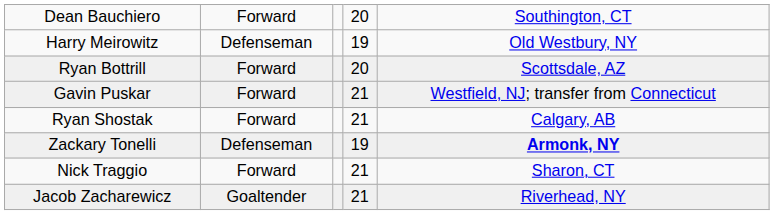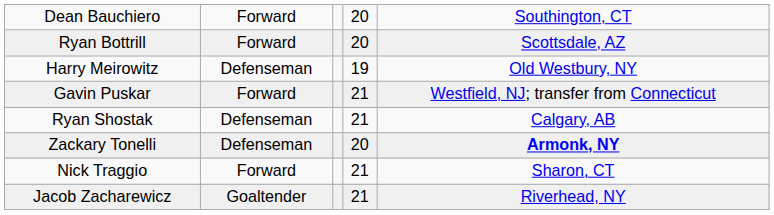rows swapped: (102, 68) <-> (102, 42)
(266, 119) Forward -> (266, 119) Defenseman
(360, 145) 19 -> (360, 145) 20
